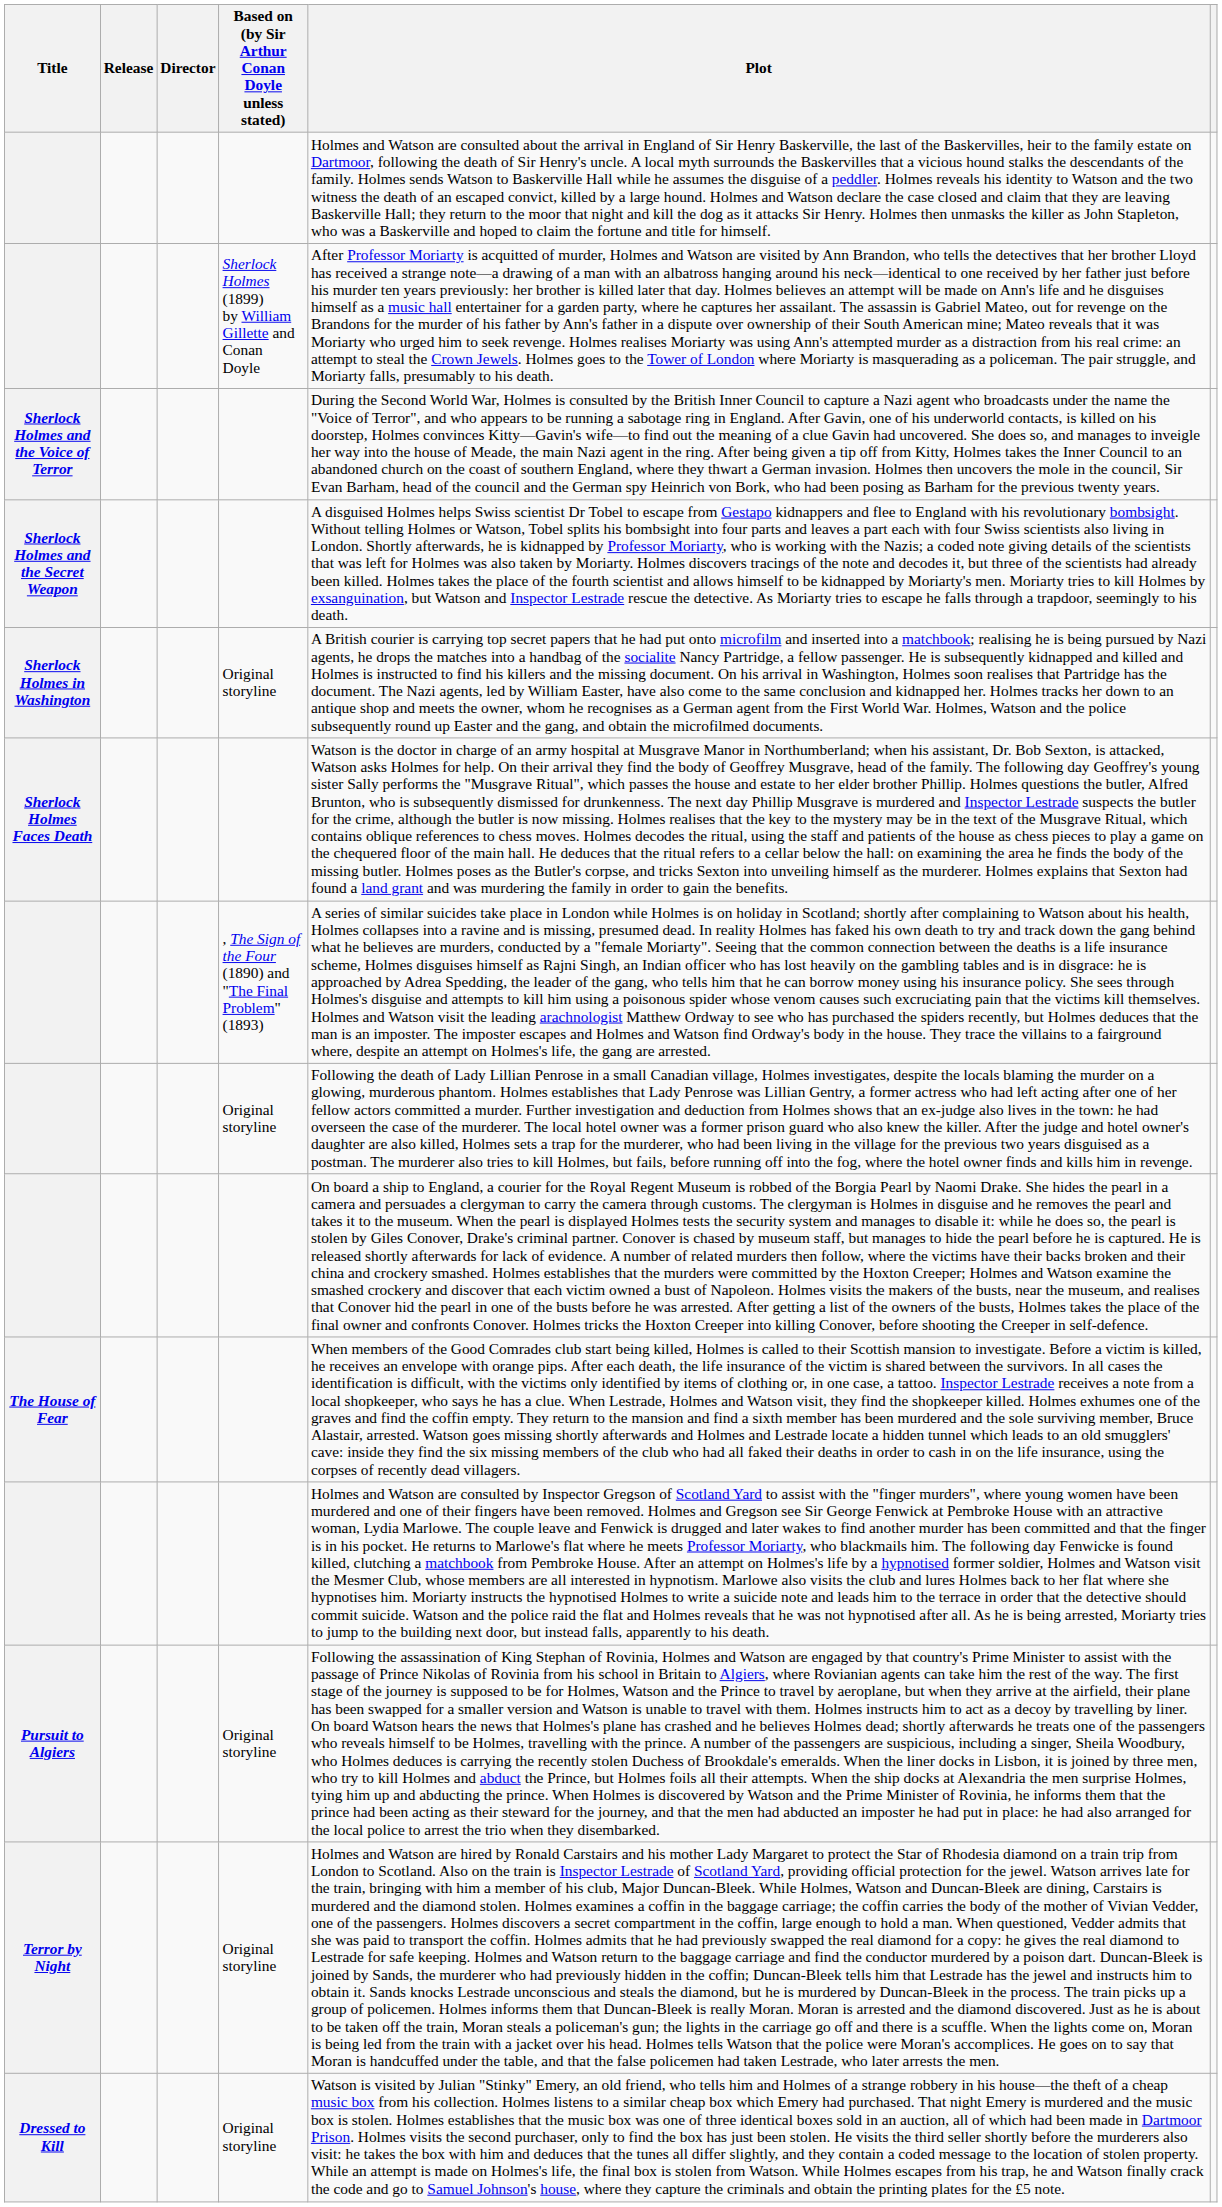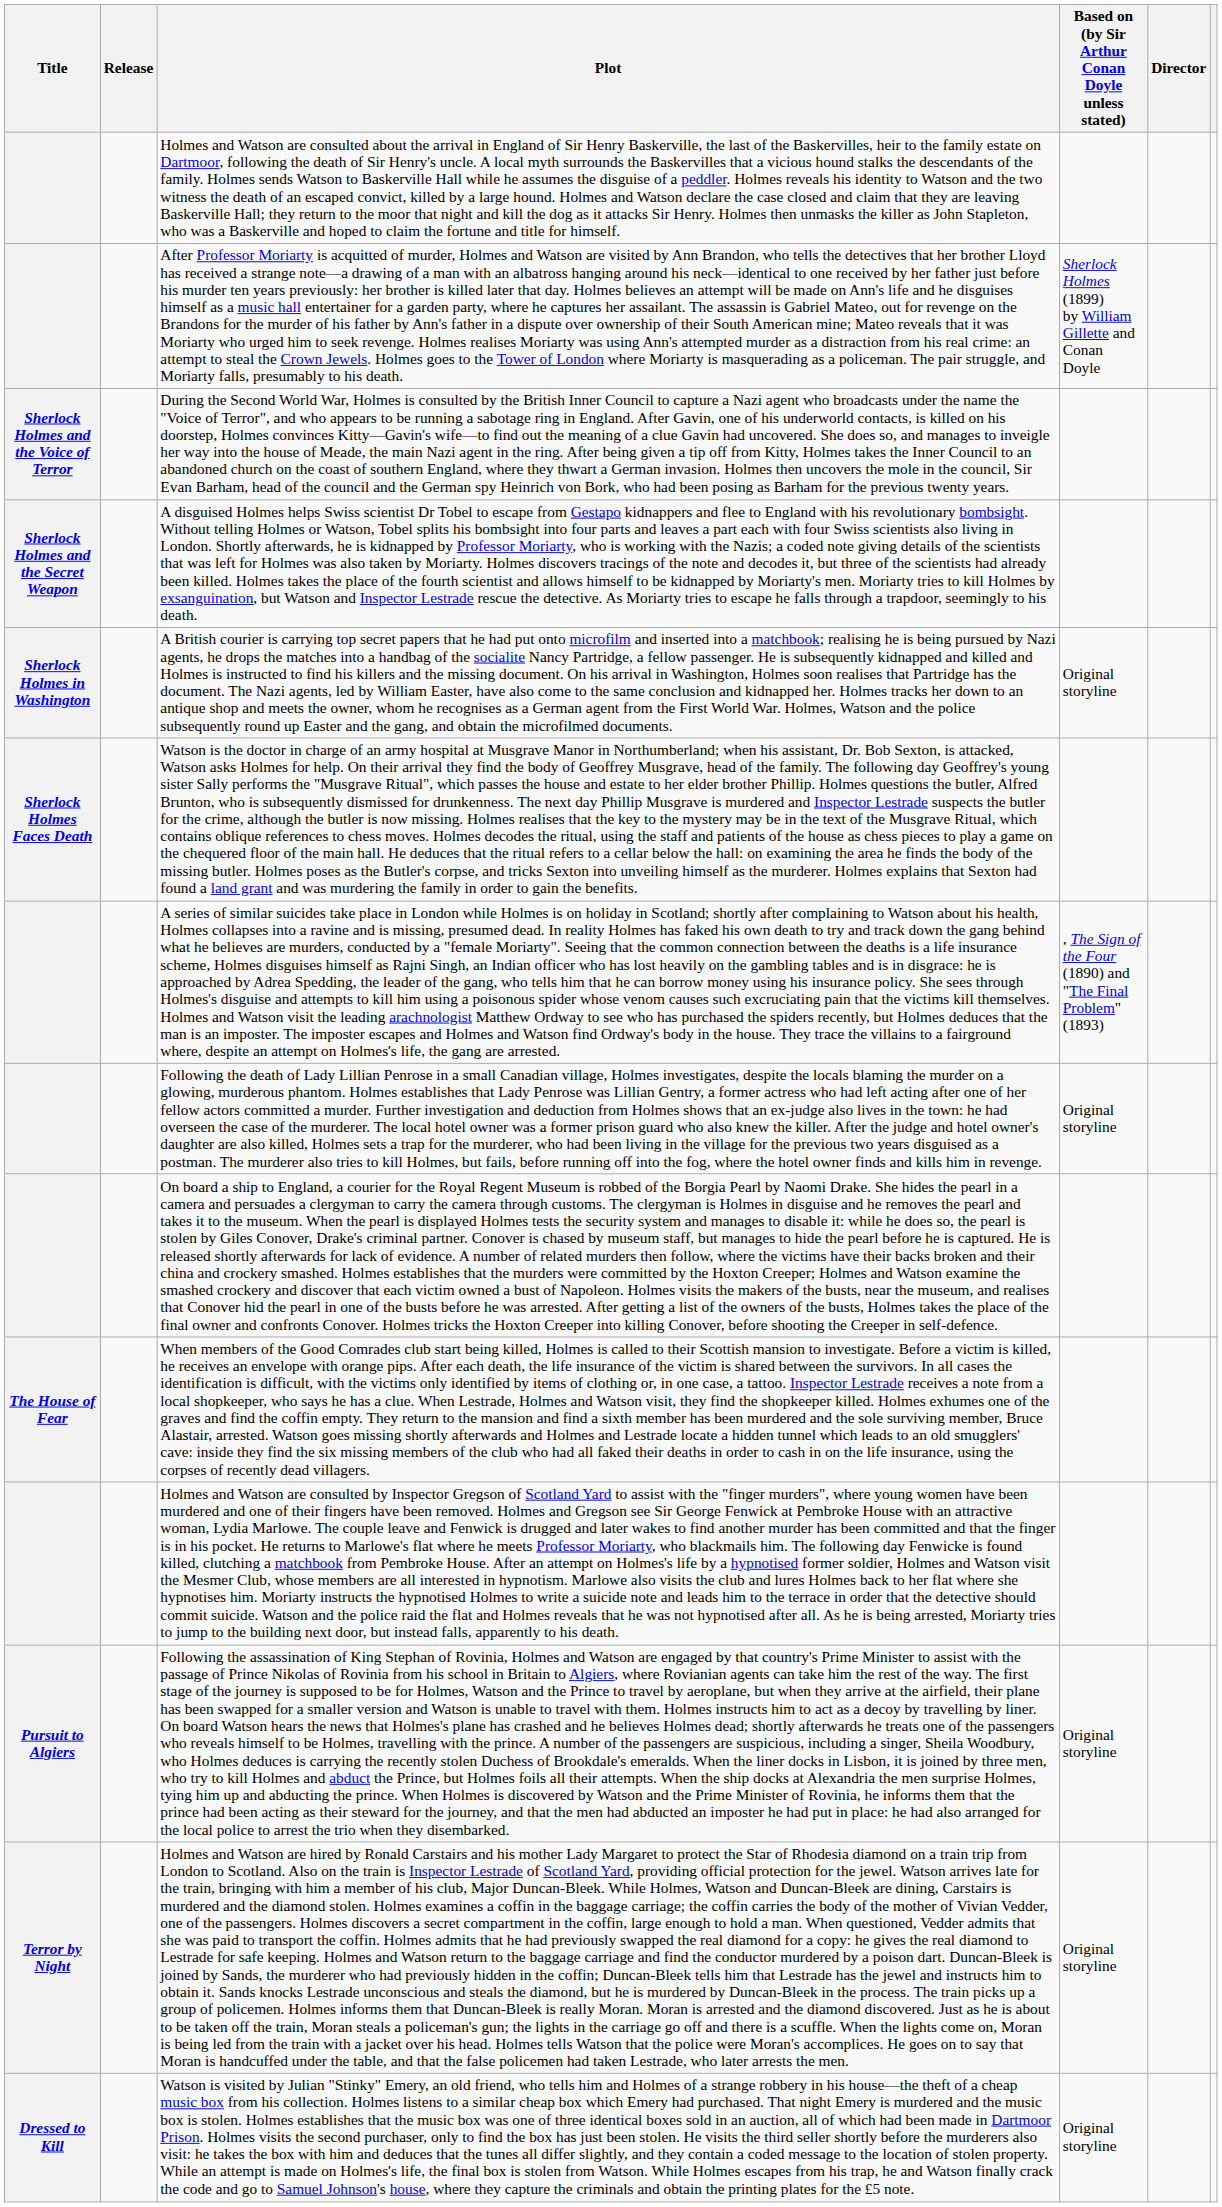columns swapped: (188, 68) <-> (759, 68)
